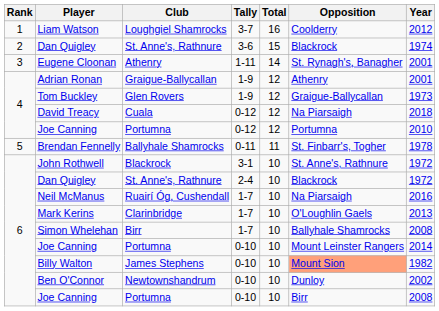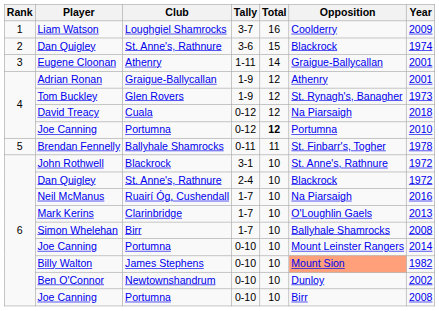(421, 29) 2012 -> (421, 29) 2009
(347, 63) St. Rynagh's, Banagher -> (337, 63) Graigue-Ballycallan
(337, 96) Graigue-Ballycallan -> (347, 96) St. Rynagh's, Banagher
(274, 130) normal -> (274, 130) bold
